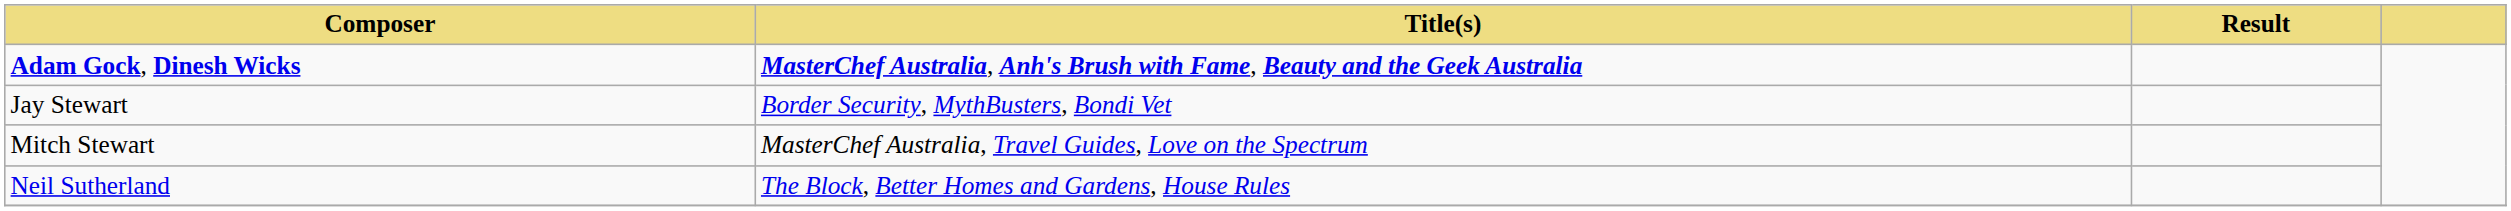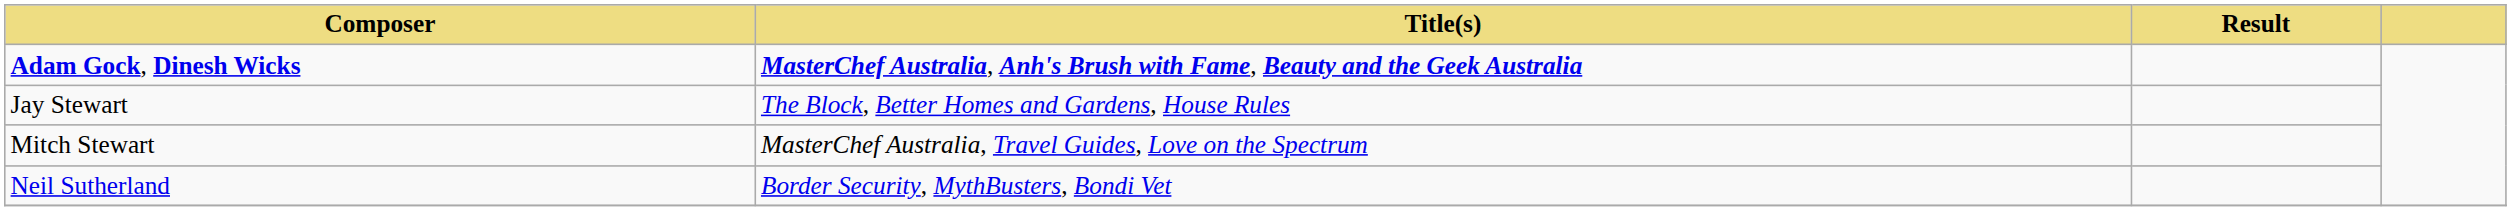(966, 104) Border Security, MythBusters, Bondi Vet -> (1026, 104) The Block, Better Homes and Gardens, House Rules
(1026, 184) The Block, Better Homes and Gardens, House Rules -> (966, 184) Border Security, MythBusters, Bondi Vet
